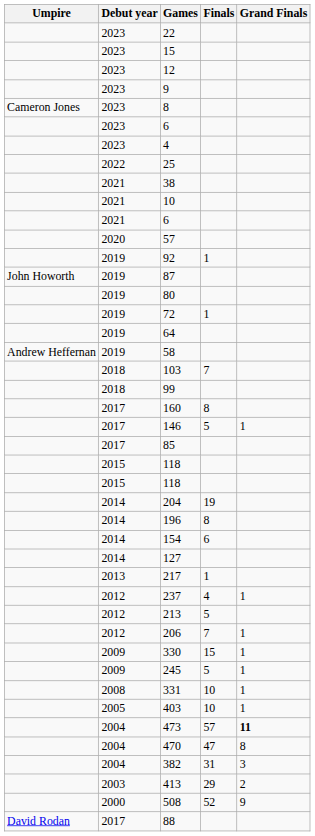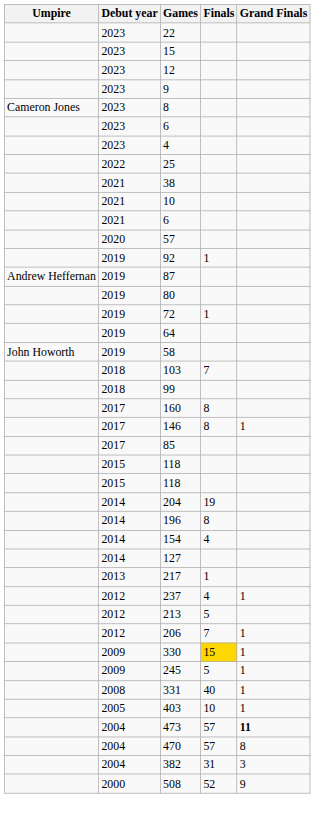(41, 276) John Howorth -> (52, 276) Andrew Heffernan
(52, 351) Andrew Heffernan -> (41, 351) John Howorth
(206, 426) 5 -> (206, 426) 8
(206, 539) 6 -> (206, 539) 4
(209, 652) no background -> (209, 652) gold background
(209, 689) 10 -> (209, 689) 40
(209, 746) 47 -> (209, 746) 57
- row: (113, 783)
- row: (113, 821)
